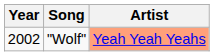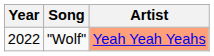(24, 39) 2002 -> (24, 39) 2022
